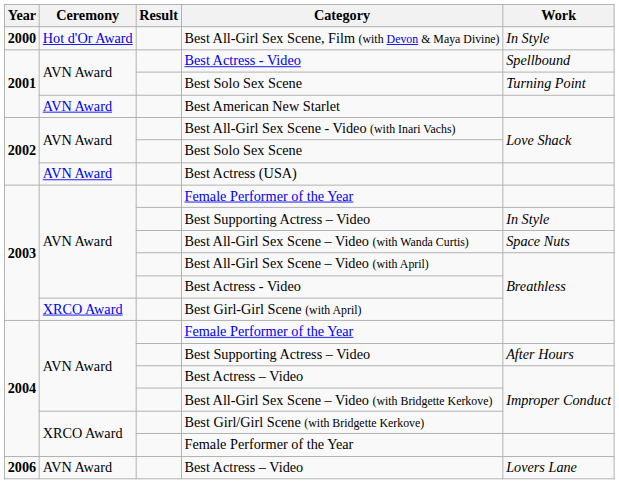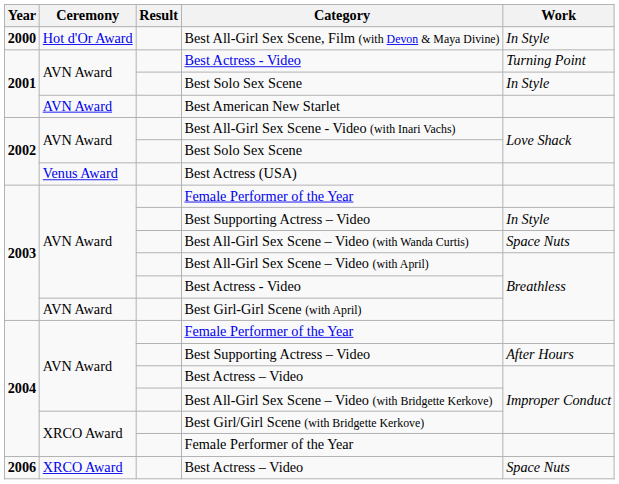(538, 60) Spellbound -> (546, 60) Turning Point
(546, 83) Turning Point -> (528, 83) In Style
(77, 173) AVN Award -> (80, 173) Venus Award
(83, 309) XRCO Award -> (77, 309) AVN Award
(77, 467) AVN Award -> (83, 467) XRCO Award
(542, 467) Lovers Lane -> (538, 467) Space Nuts
